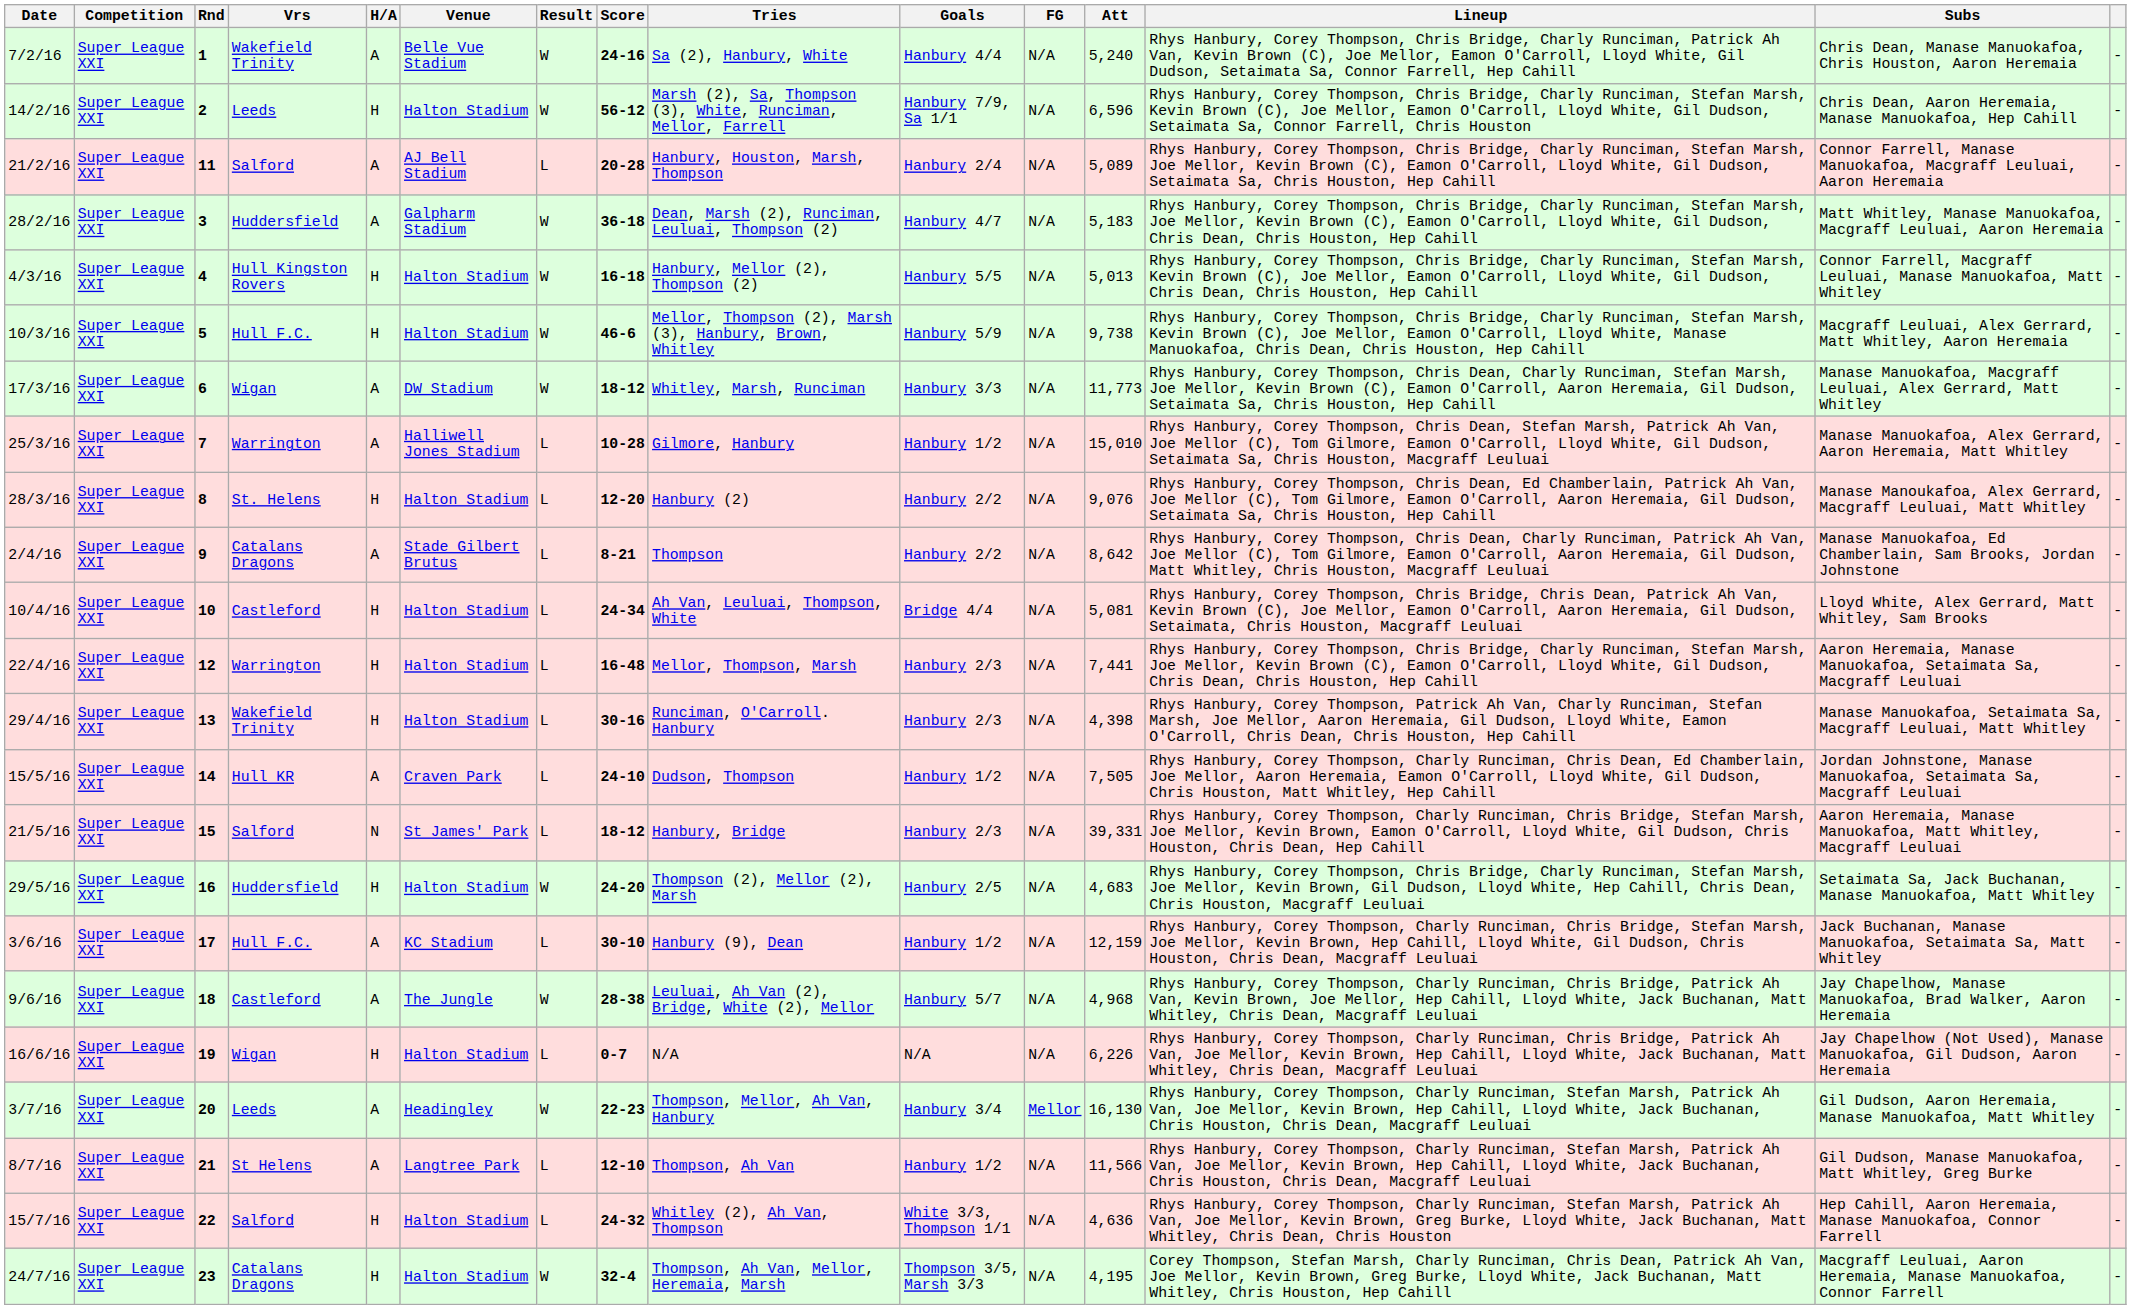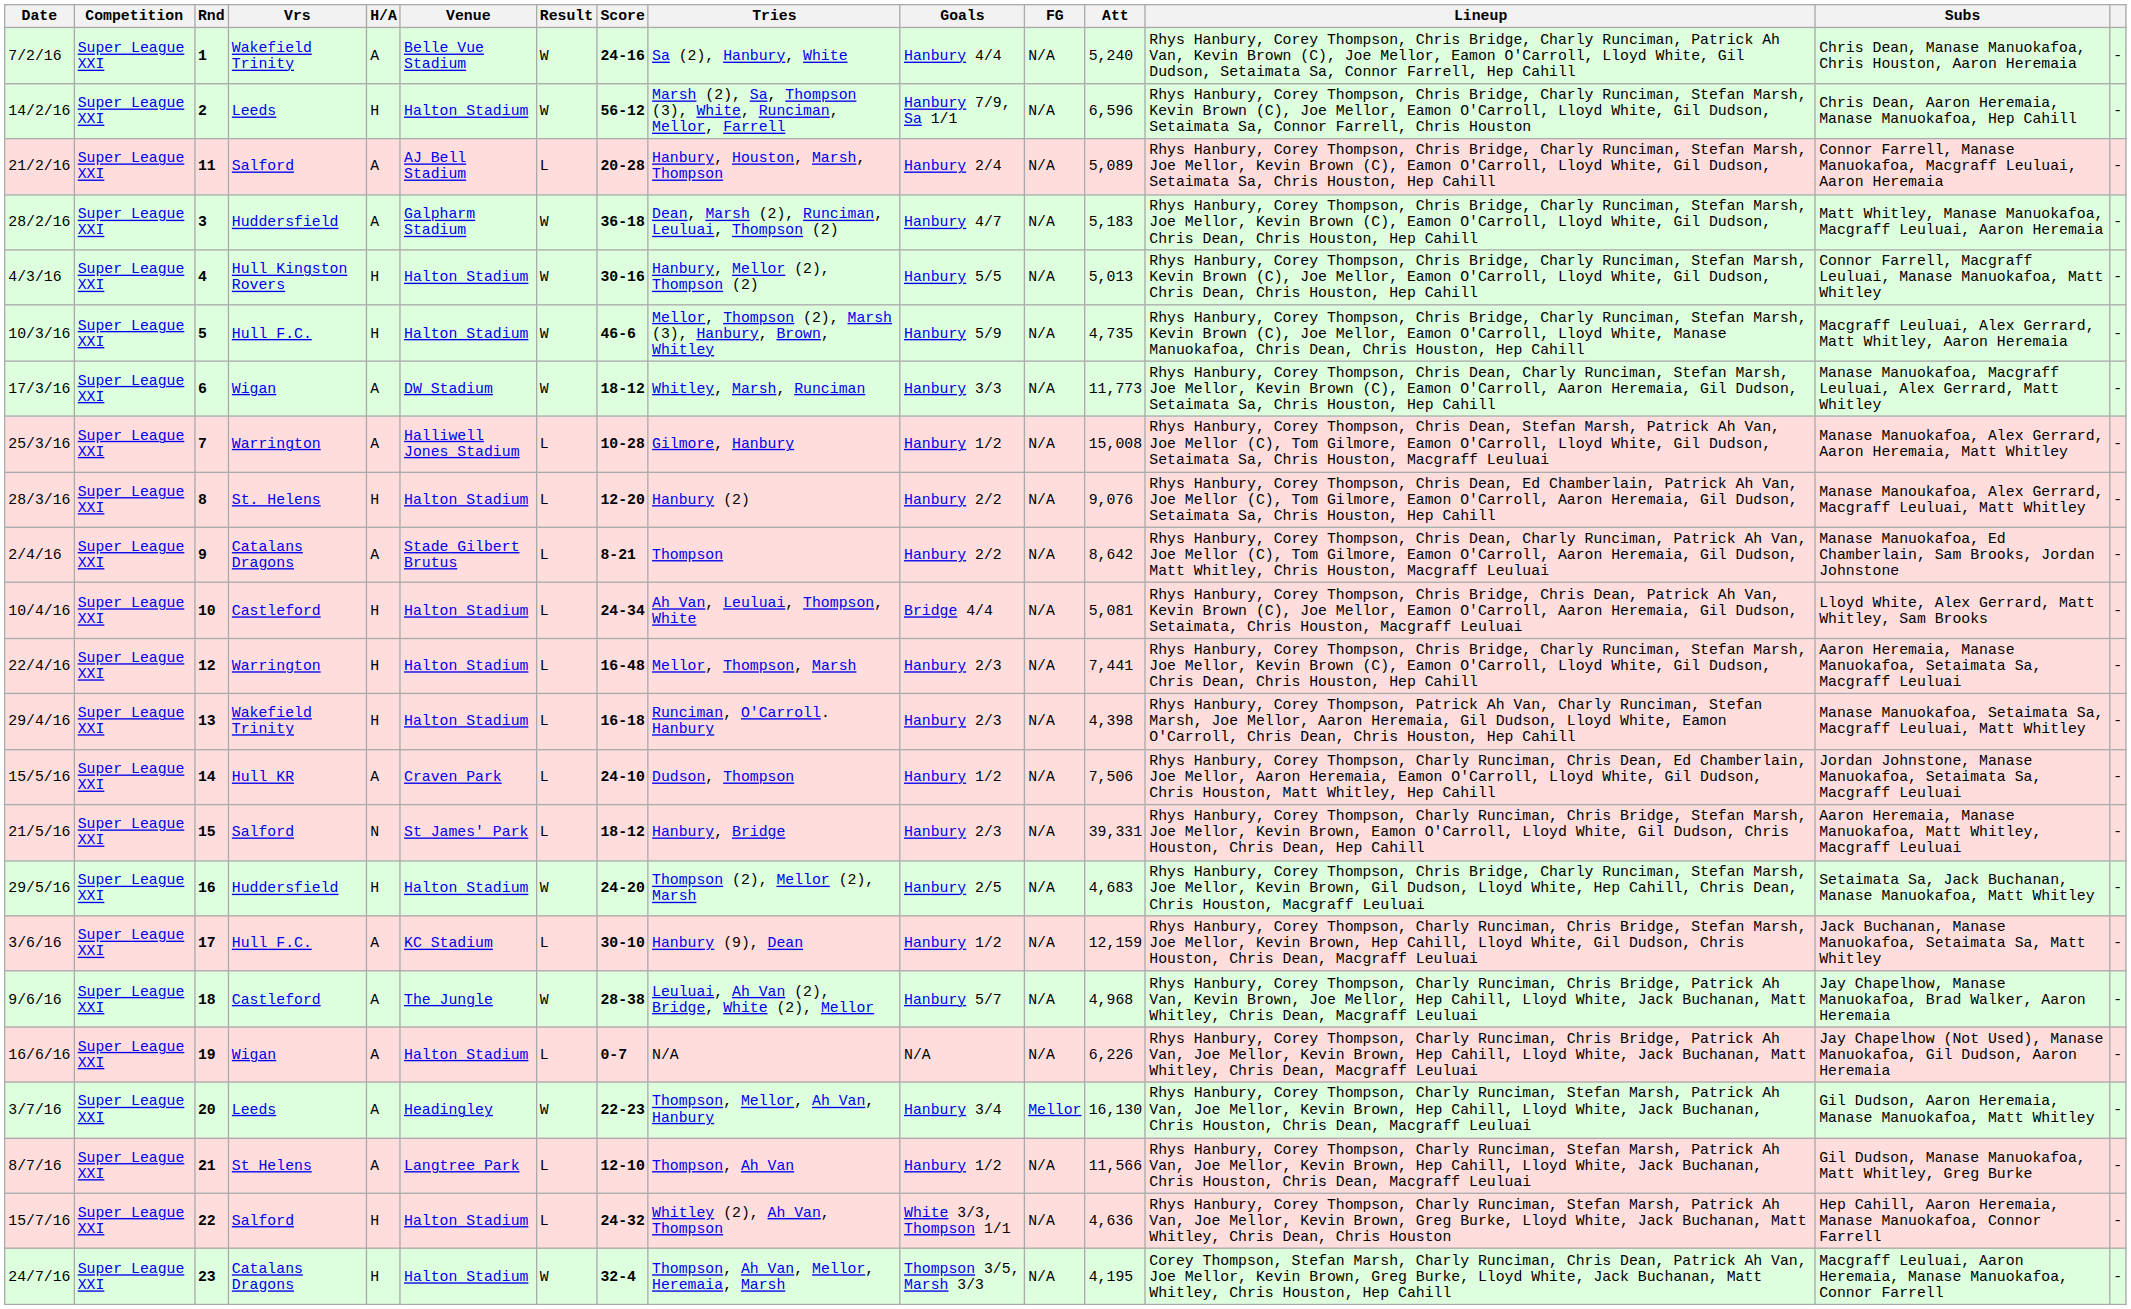(623, 278) 16-18 -> (623, 278) 30-16
(1111, 333) 9,738 -> (1111, 333) 4,735
(1115, 444) 15,010 -> (1115, 444) 15,008
(623, 722) 30-16 -> (623, 722) 16-18
(1111, 777) 7,505 -> (1111, 777) 7,506
(375, 1055) H -> (375, 1055) A
